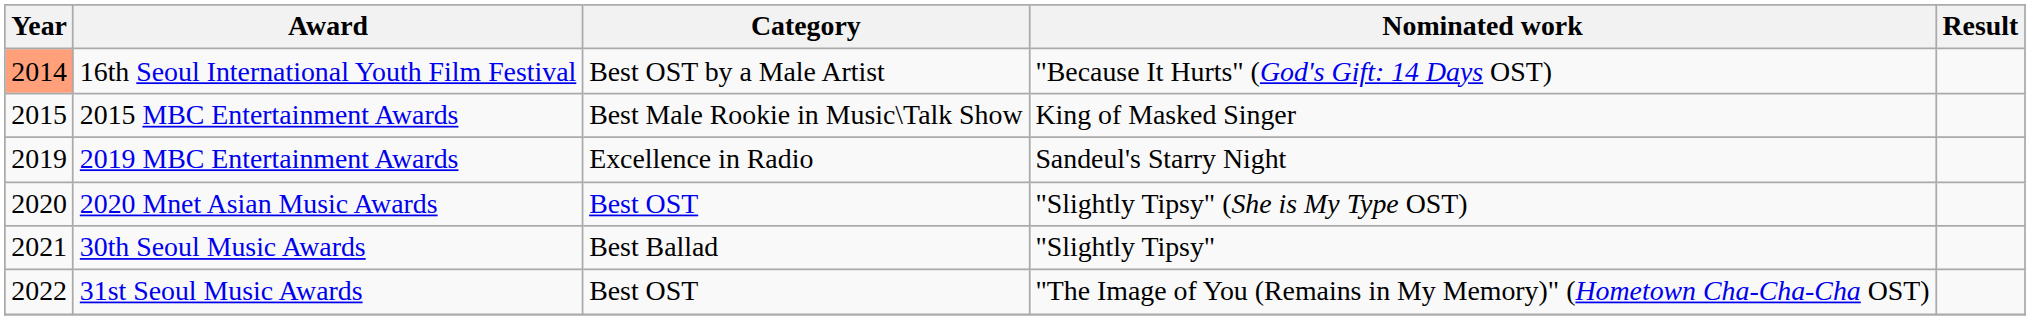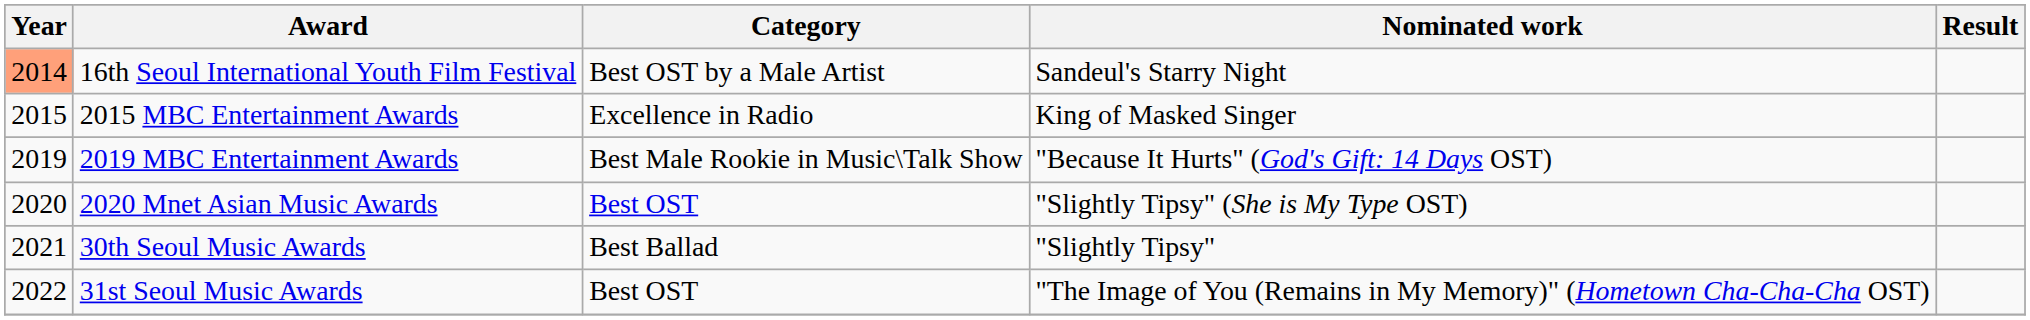(1294, 70) "Because It Hurts" (God's Gift: 14 Days OST) -> (1161, 70) Sandeul's Starry Night
(806, 114) Best Male Rookie in Music\Talk Show -> (701, 114) Excellence in Radio
(701, 159) Excellence in Radio -> (806, 159) Best Male Rookie in Music\Talk Show
(1161, 159) Sandeul's Starry Night -> (1294, 159) "Because It Hurts" (God's Gift: 14 Days OST)
